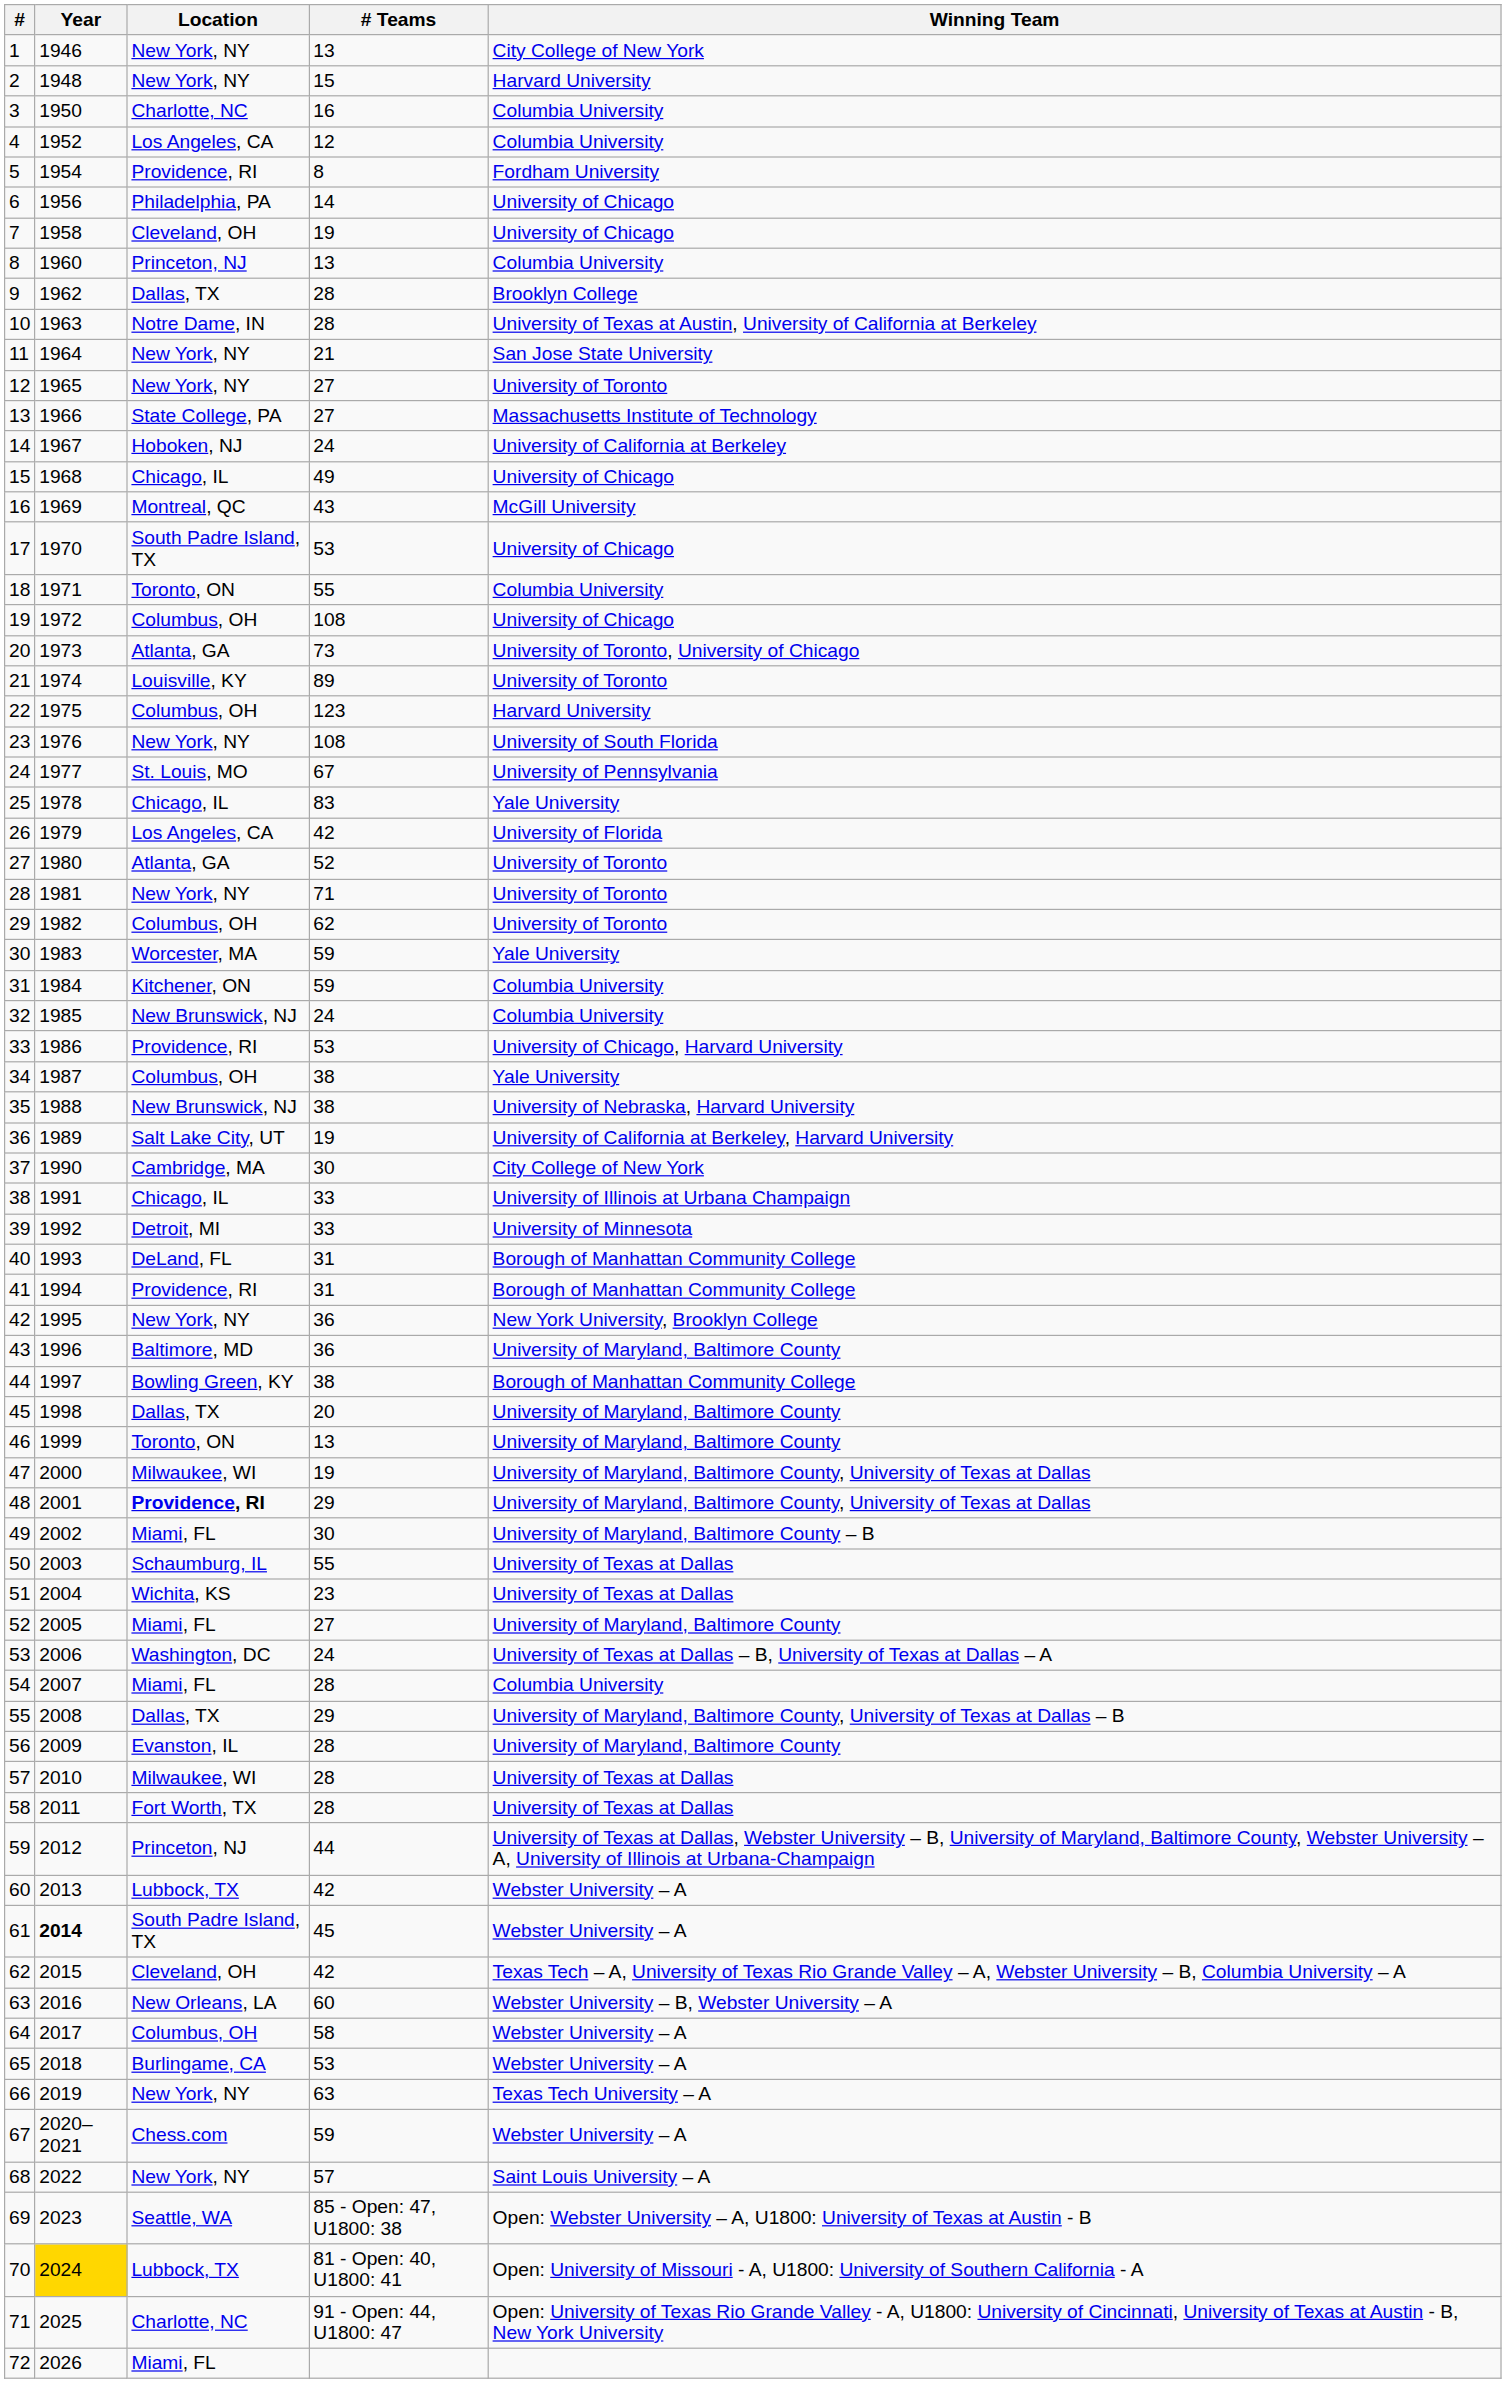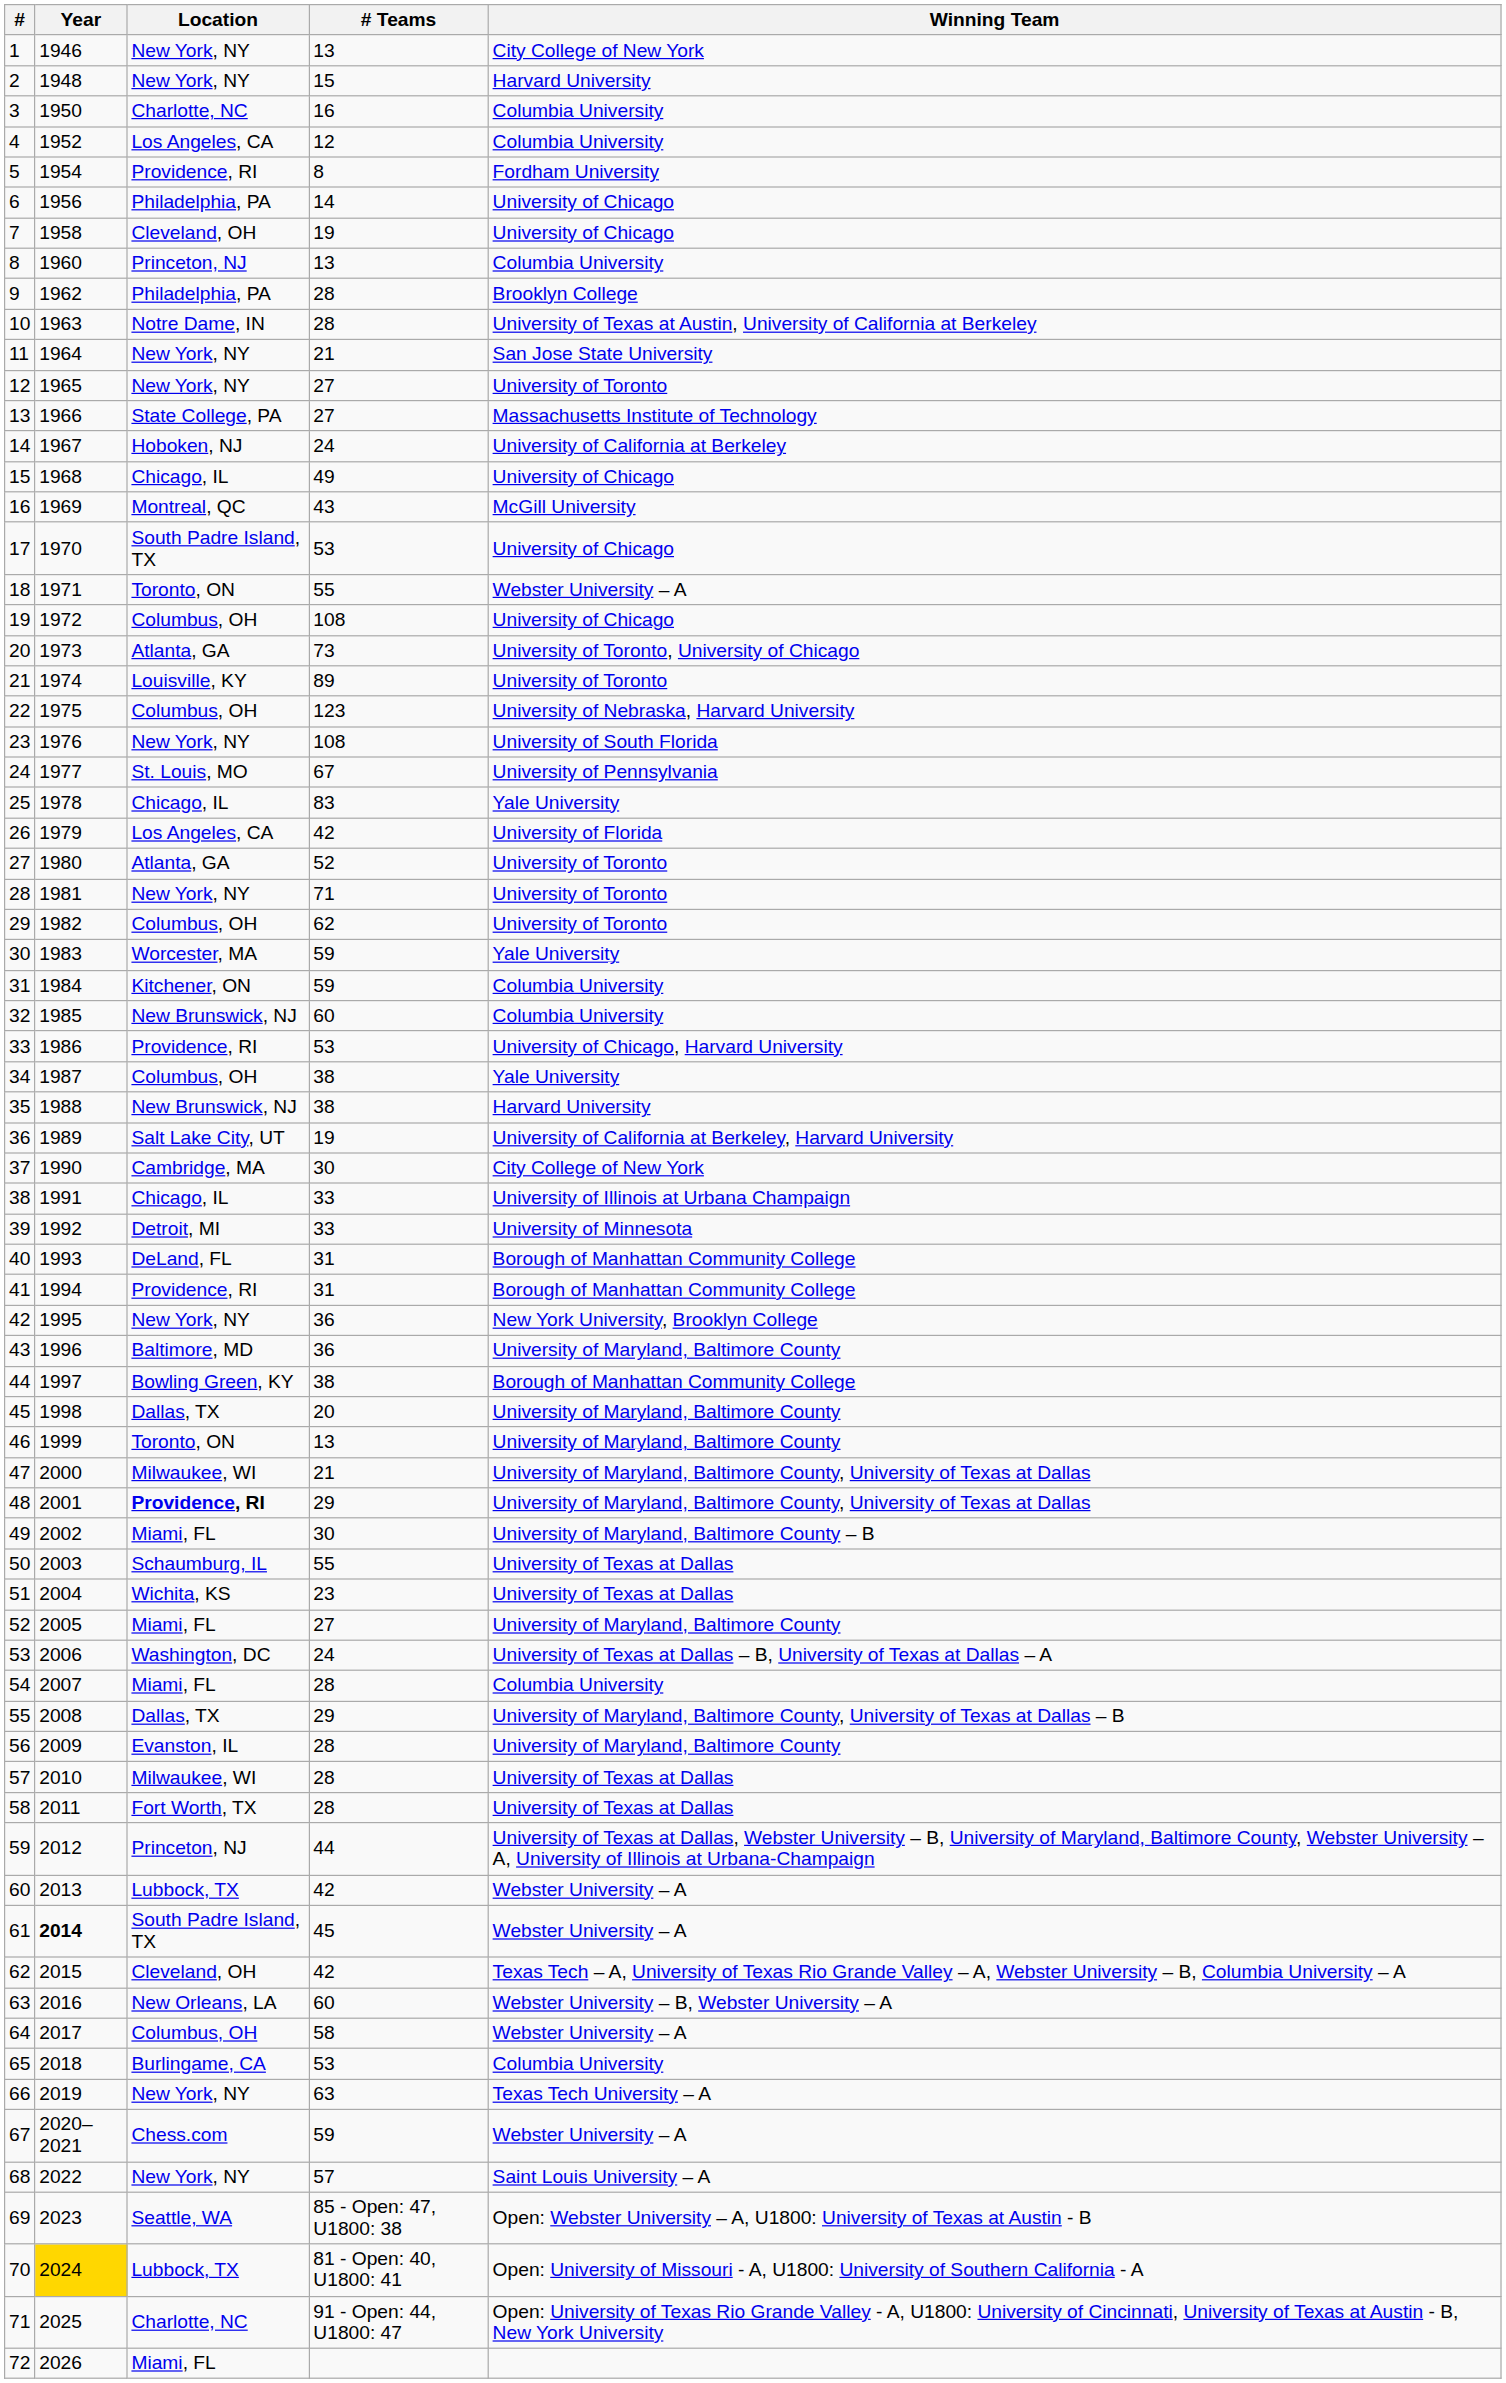(176, 293) Dallas, TX -> (201, 293) Philadelphia, PA
(578, 589) Columbia University -> (590, 589) Webster University – A
(572, 711) Harvard University -> (673, 711) University of Nebraska, Harvard University
(324, 1015) 24 -> (324, 1015) 60
(673, 1107) University of Nebraska, Harvard University -> (572, 1107) Harvard University
(324, 1472) 19 -> (324, 1472) 21
(590, 2063) Webster University – A -> (578, 2063) Columbia University
